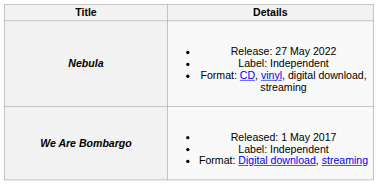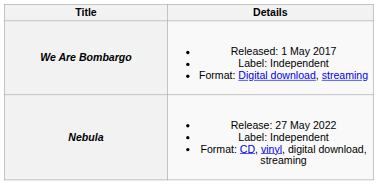rows swapped: (86, 143) <-> (86, 63)
